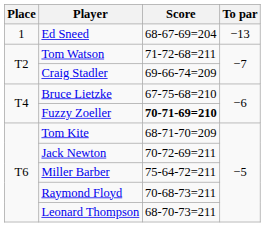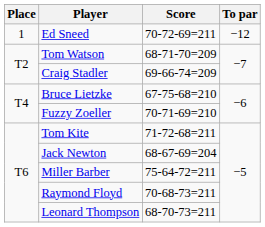(181, 34) 68-67-69=204 -> (181, 34) 70-72-69=211
(240, 34) −13 -> (240, 34) −12
(181, 53) 71-72-68=211 -> (181, 53) 68-71-70=209
(181, 113) bold -> (181, 113) normal
(181, 133) 68-71-70=209 -> (181, 133) 71-72-68=211
(181, 152) 70-72-69=211 -> (181, 152) 68-67-69=204
